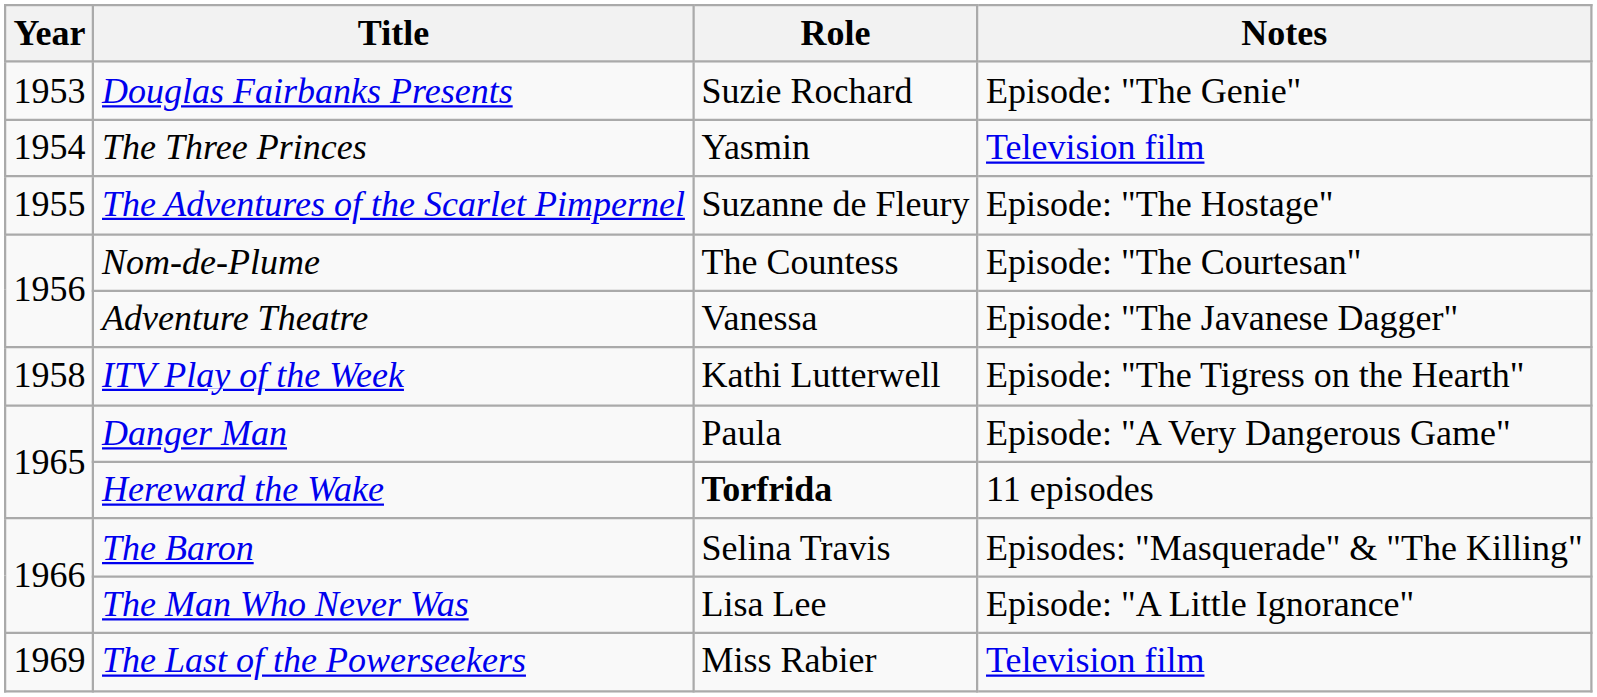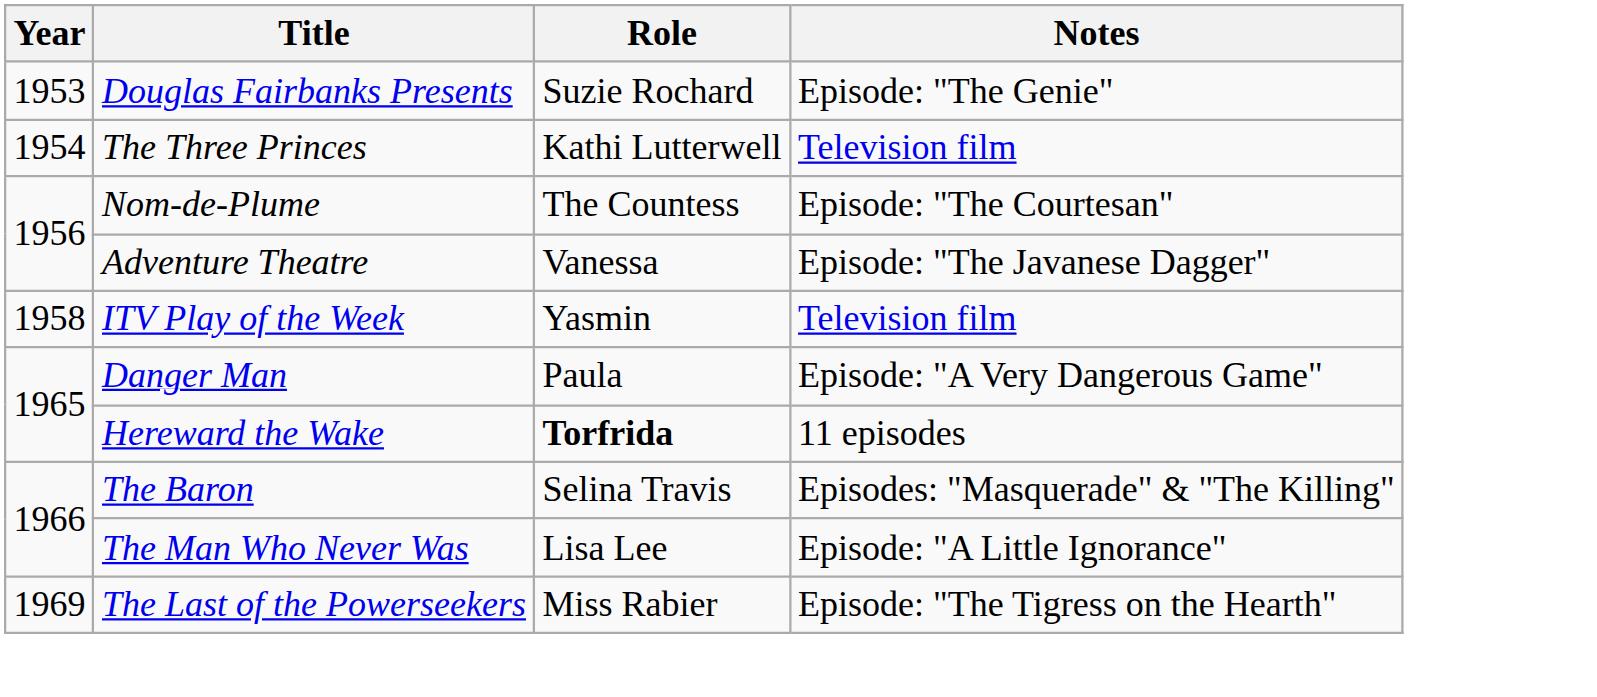(756, 147) Yasmin -> (662, 147) Kathi Lutterwell
- row: (393, 204)
(821, 375) Kathi Lutterwell -> (597, 318) Yasmin
(1255, 375) Episode: "The Tigress on the Hearth" -> (907, 318) Television film
(1095, 661) Television film -> (1067, 603) Episode: "The Tigress on the Hearth"
